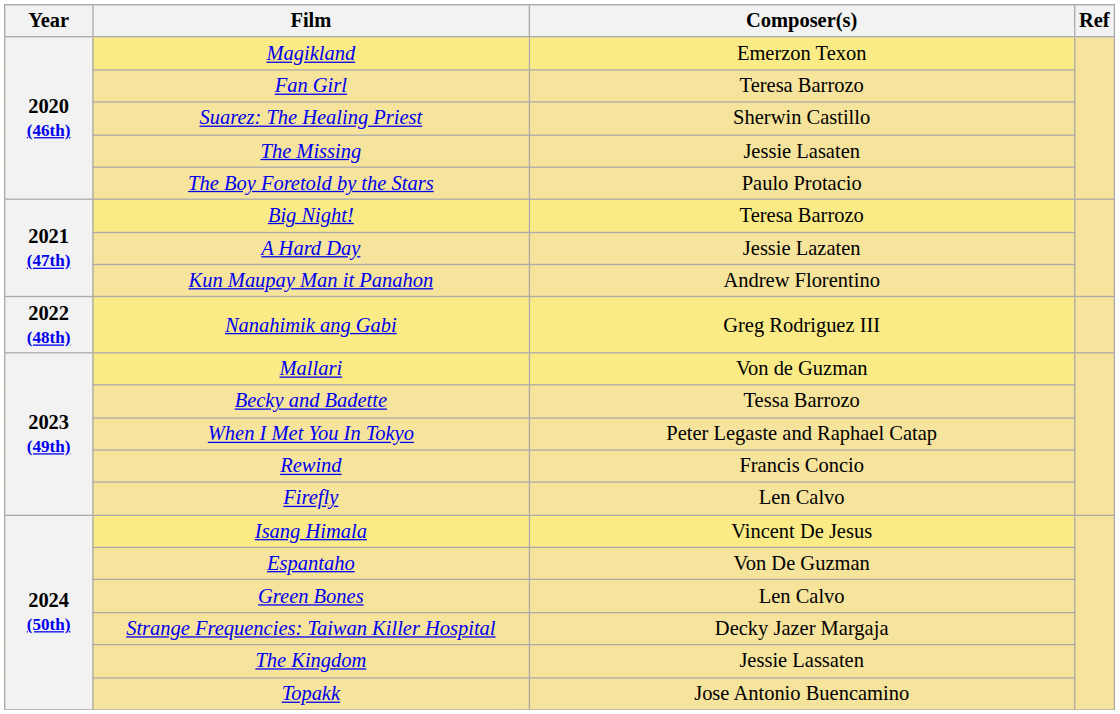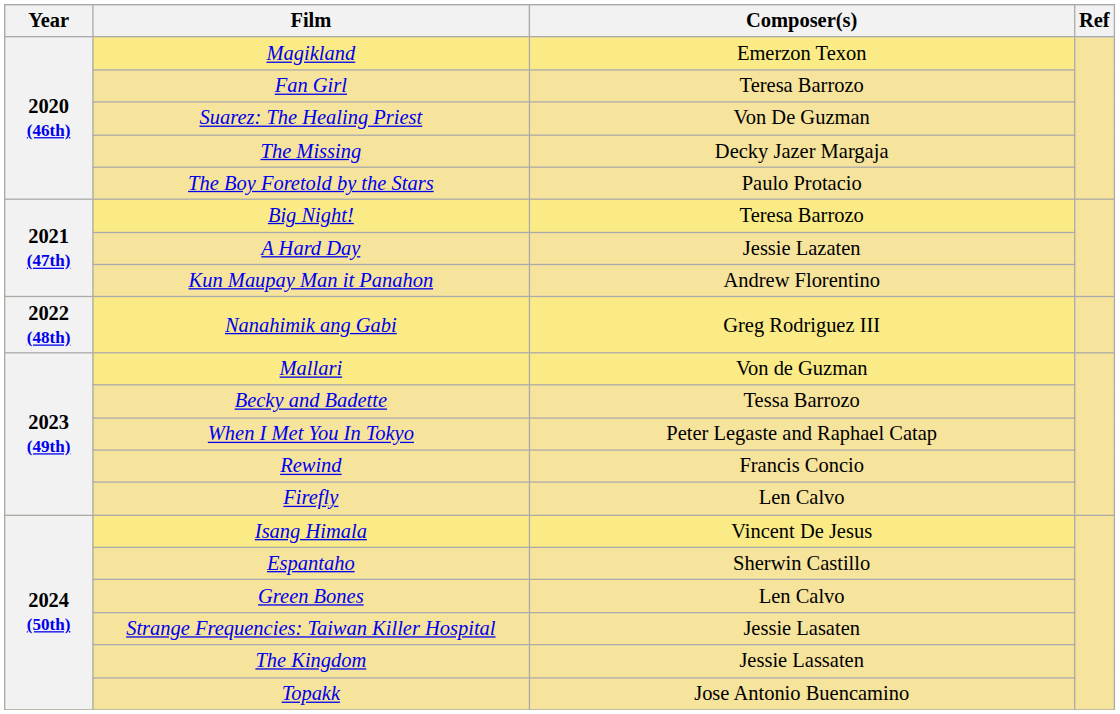(802, 118) Sherwin Castillo -> (802, 118) Von De Guzman
(802, 150) Jessie Lasaten -> (802, 150) Decky Jazer Margaja
(802, 563) Von De Guzman -> (802, 563) Sherwin Castillo
(802, 628) Decky Jazer Margaja -> (802, 628) Jessie Lasaten
